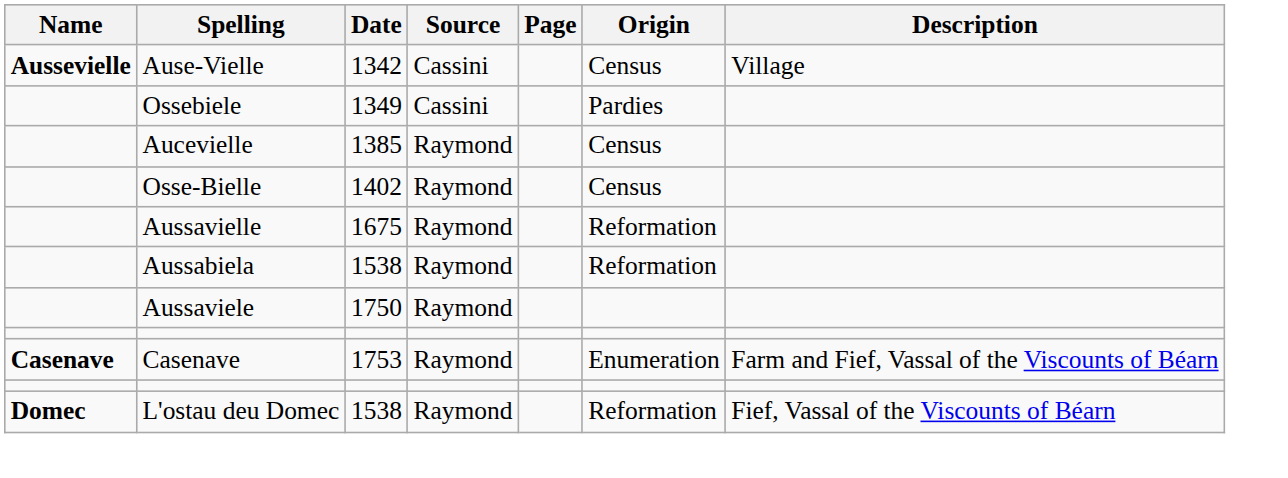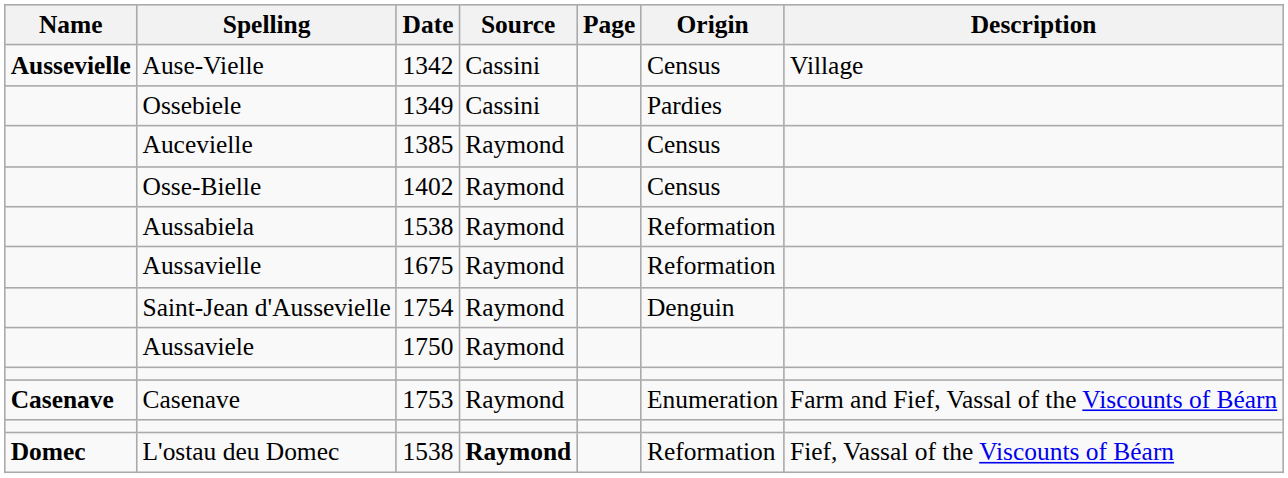rows swapped: (198, 266) <-> (202, 226)
+ row: (267, 307)
(463, 411) normal -> (518, 451) bold
